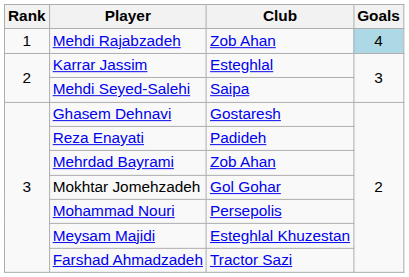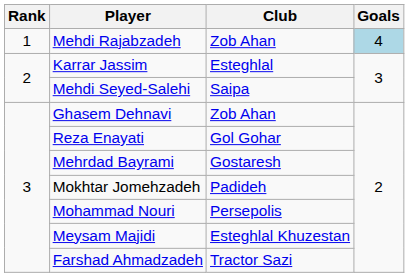(245, 114) Gostaresh -> (243, 114) Zob Ahan
(238, 138) Padideh -> (245, 138) Gol Gohar
(243, 162) Zob Ahan -> (245, 162) Gostaresh
(245, 187) Gol Gohar -> (238, 187) Padideh
